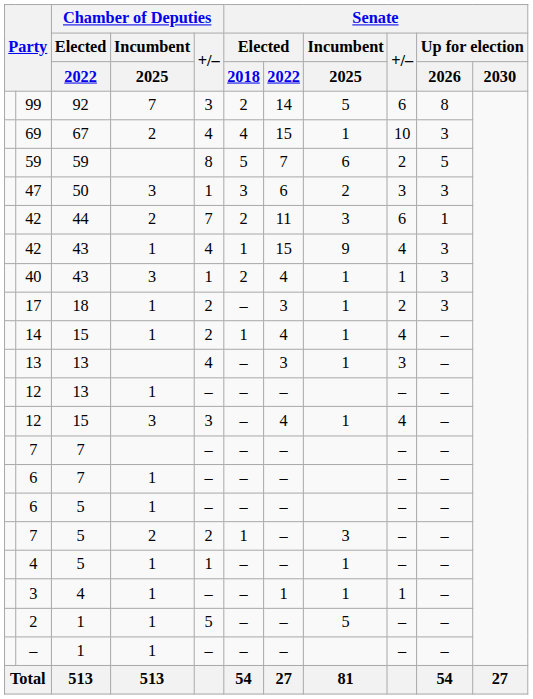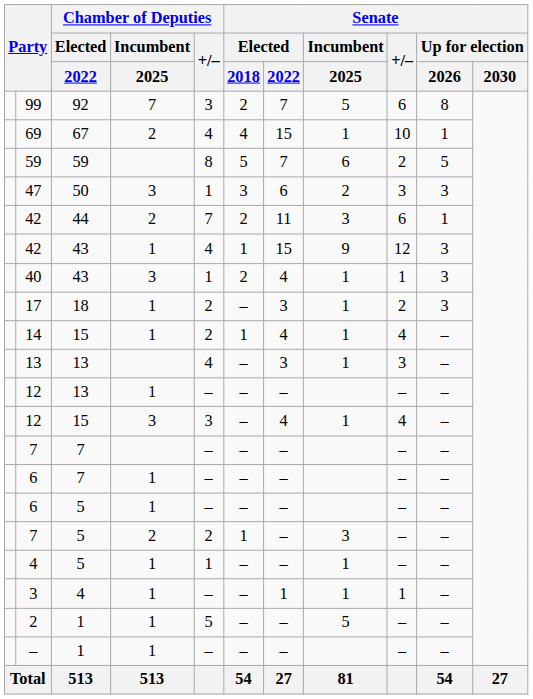(284, 104) 14 -> (284, 104) 7
(445, 133) 3 -> (445, 133) 1
(402, 248) 4 -> (402, 248) 12
